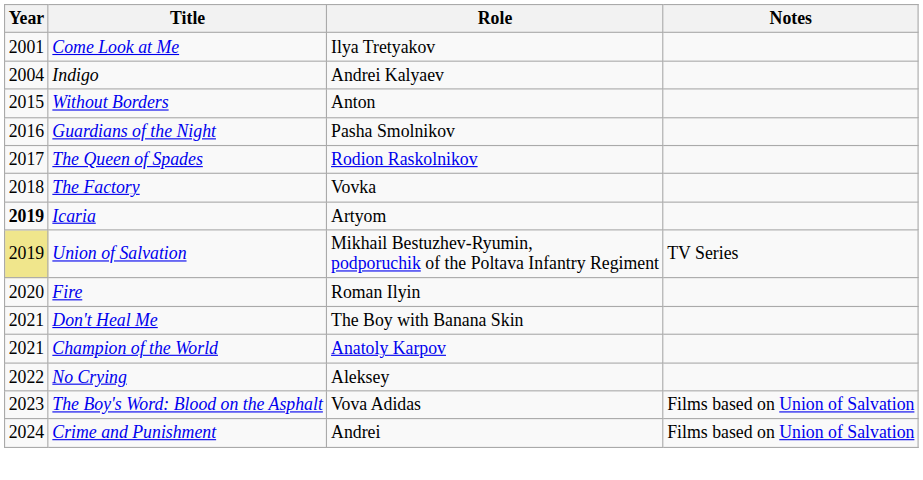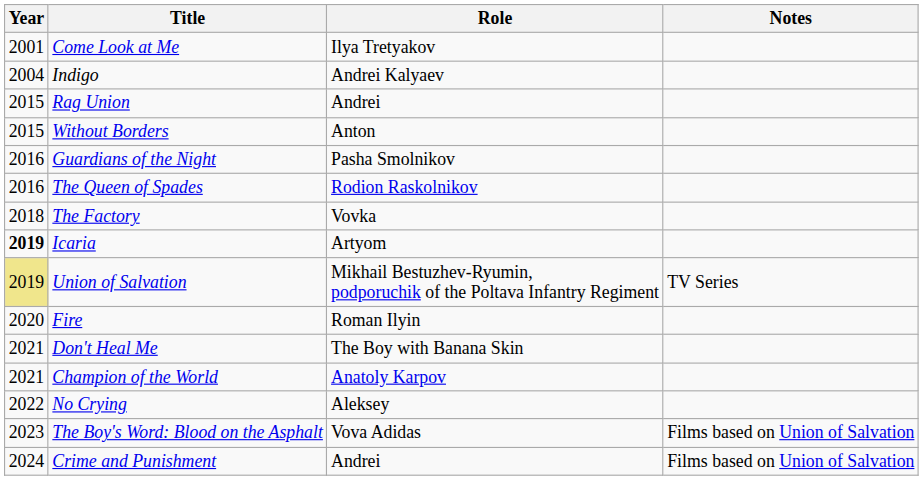+ row: (91, 103)
(26, 159) 2017 -> (26, 187) 2016
